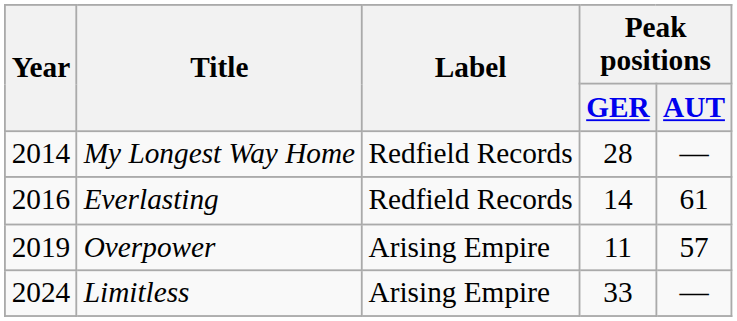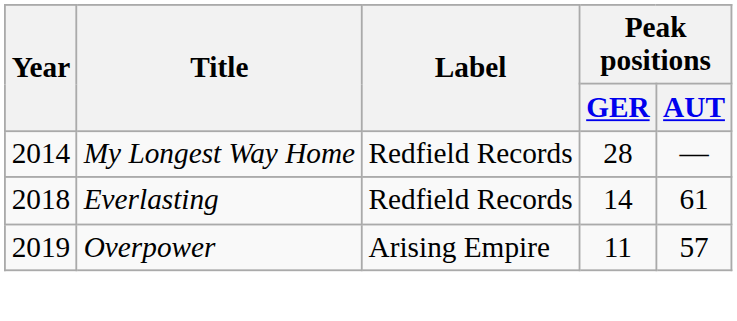(41, 199) 2016 -> (41, 199) 2018
- row: (137, 292)
